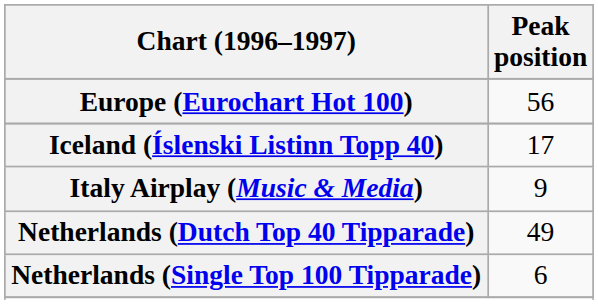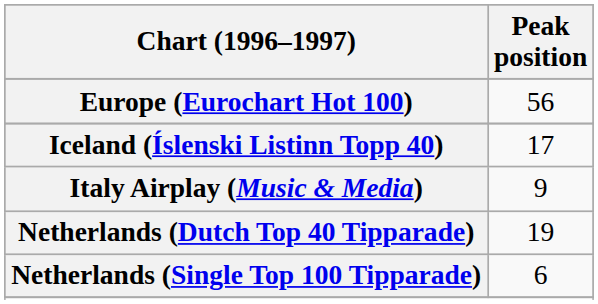(541, 231) 49 -> (541, 231) 19
